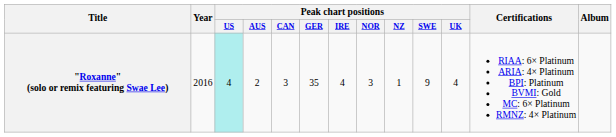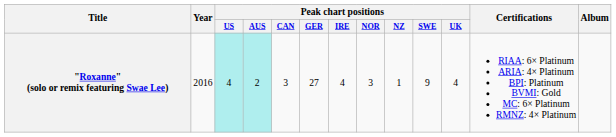(257, 82) no background -> (257, 82) paleturquoise background
(314, 82) 35 -> (314, 82) 27
